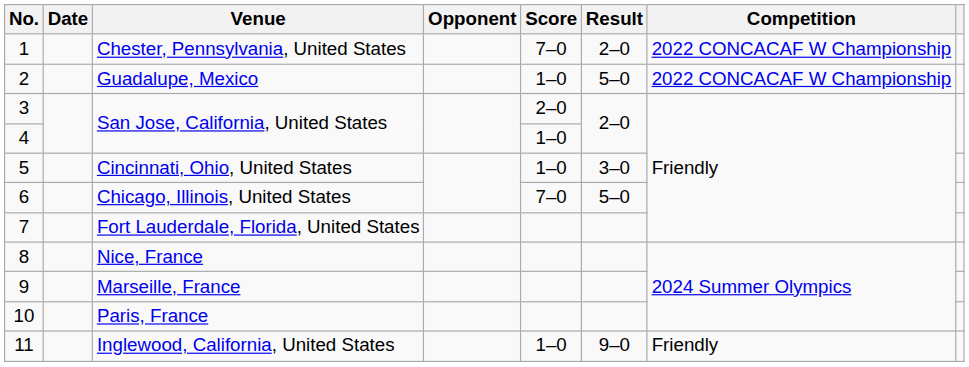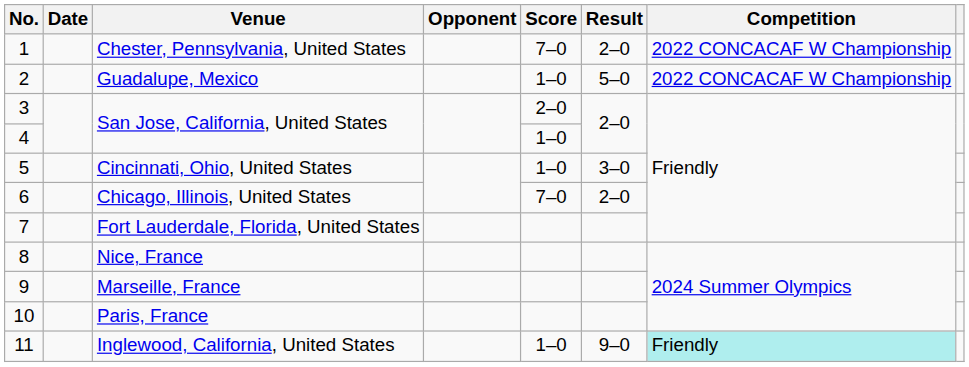(614, 197) 5–0 -> (614, 197) 2–0
(685, 345) no background -> (685, 345) paleturquoise background
